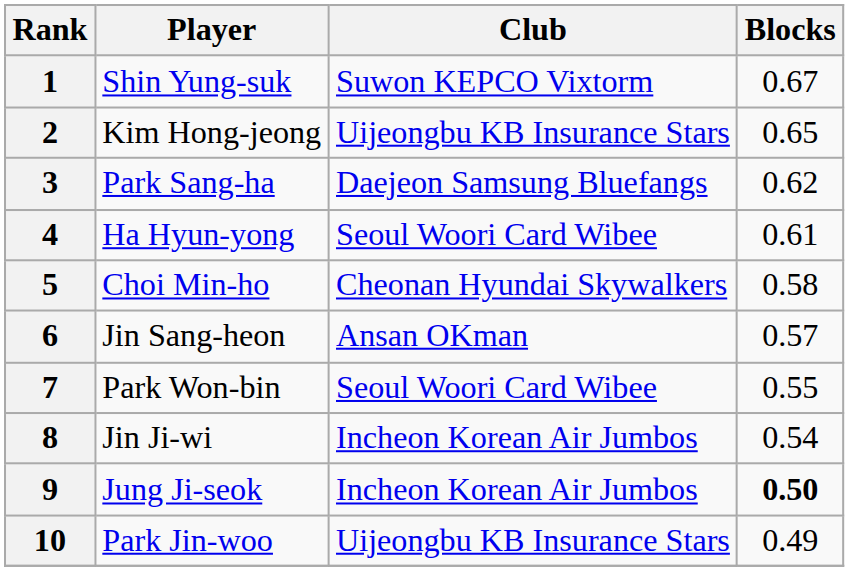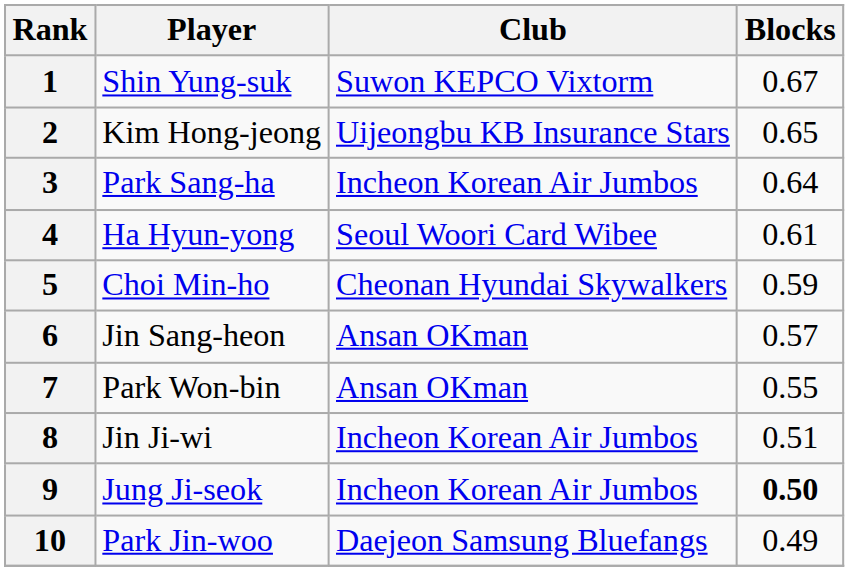(522, 183) Daejeon Samsung Bluefangs -> (517, 183) Incheon Korean Air Jumbos
(790, 183) 0.62 -> (790, 183) 0.64
(790, 285) 0.58 -> (790, 285) 0.59
(496, 387) Seoul Woori Card Wibee -> (432, 387) Ansan OKman
(790, 438) 0.54 -> (790, 438) 0.51
(533, 540) Uijeongbu KB Insurance Stars -> (522, 540) Daejeon Samsung Bluefangs
